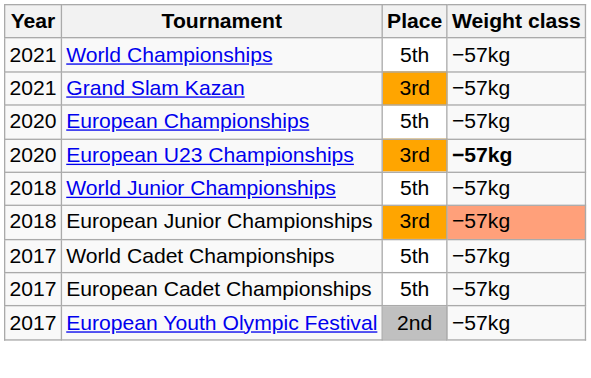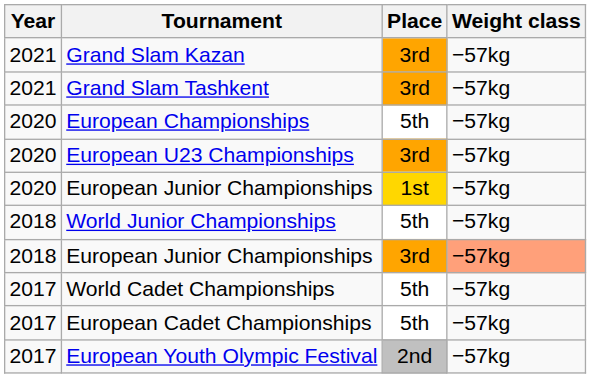- row: (33, 54)
+ row: (33, 88)
(482, 155) bold -> (481, 155) normal
+ row: (33, 188)
